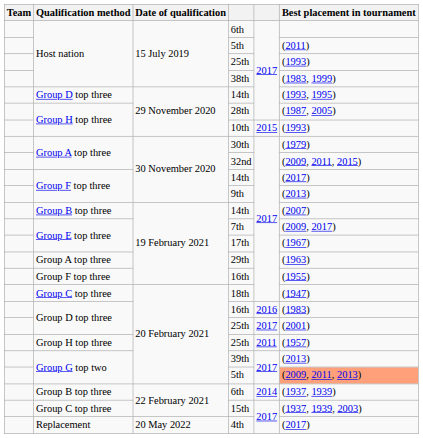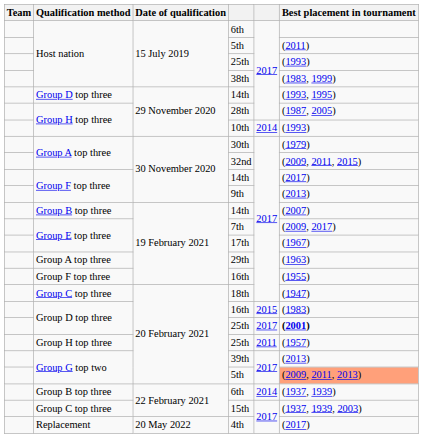(267, 128) 2015 -> (267, 128) 2014
(267, 309) 2016 -> (267, 309) 2015
(296, 326) normal -> (296, 326) bold
